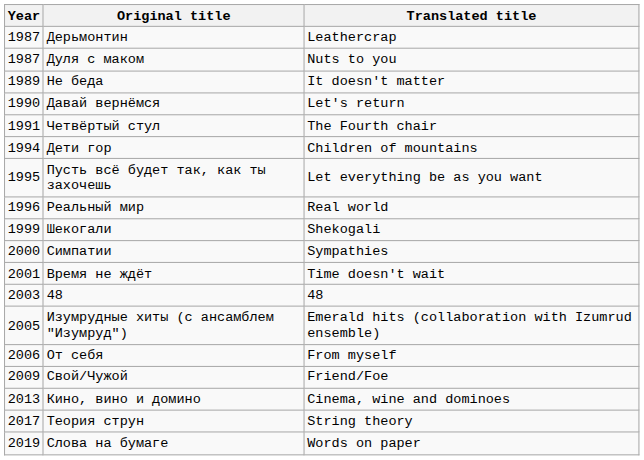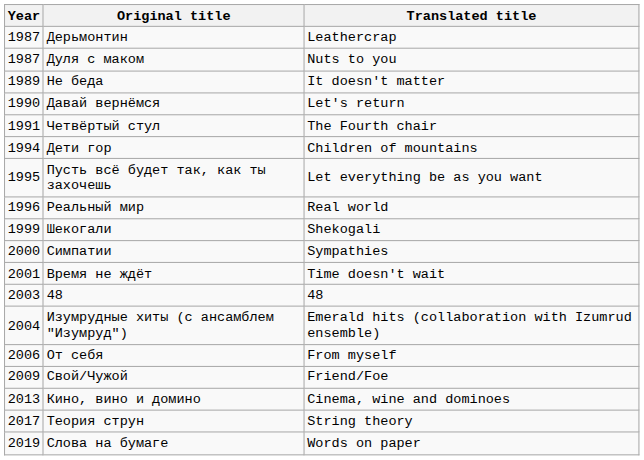(24, 325) 2005 -> (24, 325) 2004
